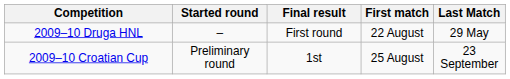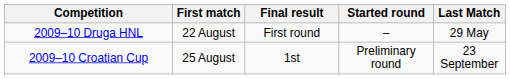columns swapped: (220, 13) <-> (397, 13)
